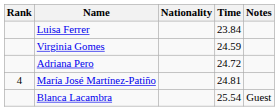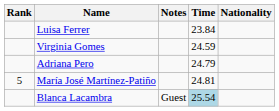columns swapped: (186, 13) <-> (259, 13)
(229, 64) 24.72 -> (203, 64) 24.79
(19, 81) 4 -> (19, 81) 5
(229, 98) no background -> (203, 98) lightblue background
